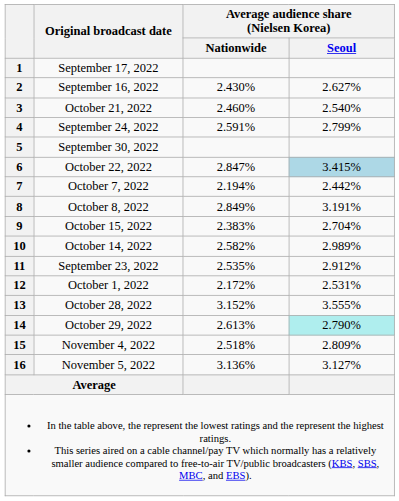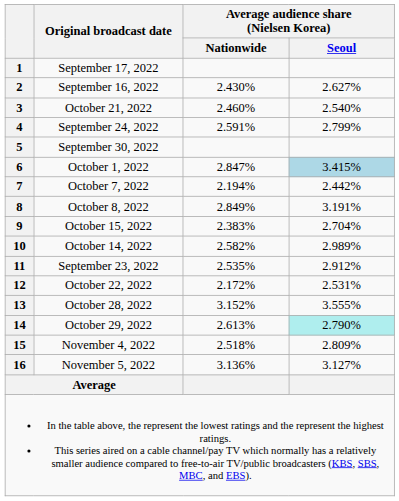(108, 166) October 22, 2022 -> (108, 166) October 1, 2022
(108, 285) October 1, 2022 -> (108, 285) October 22, 2022
